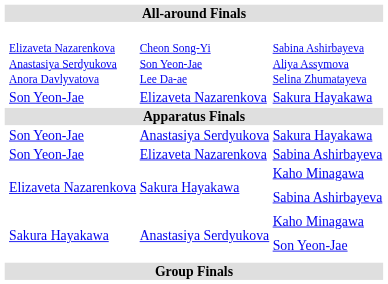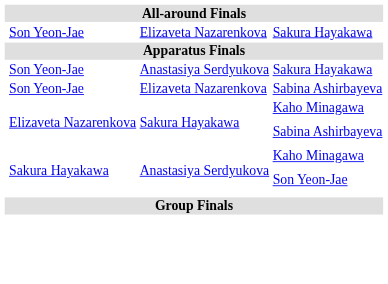- row: (175, 64)
